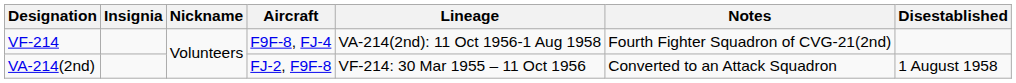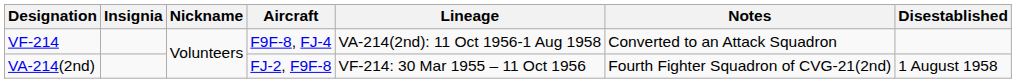(750, 41) Fourth Fighter Squadron of CVG-21(2nd) -> (723, 41) Converted to an Attack Squadron
(723, 66) Converted to an Attack Squadron -> (750, 66) Fourth Fighter Squadron of CVG-21(2nd)
